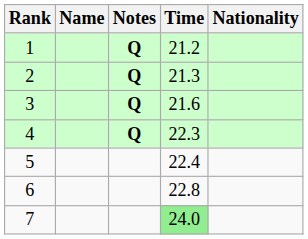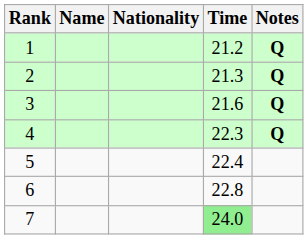columns swapped: (256, 18) <-> (134, 18)
